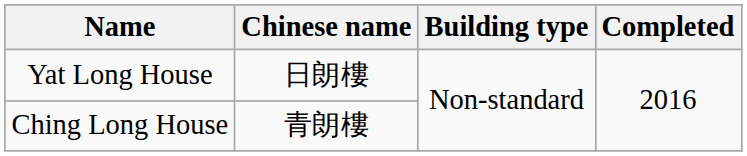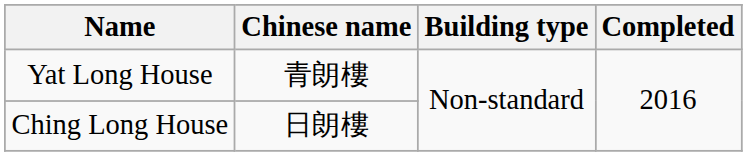(326, 74) 日朗樓 -> (326, 74) 青朗樓
(326, 124) 青朗樓 -> (326, 124) 日朗樓
